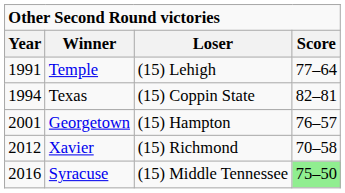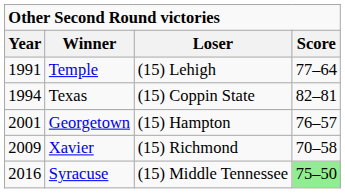(25, 148) 2012 -> (25, 148) 2009
